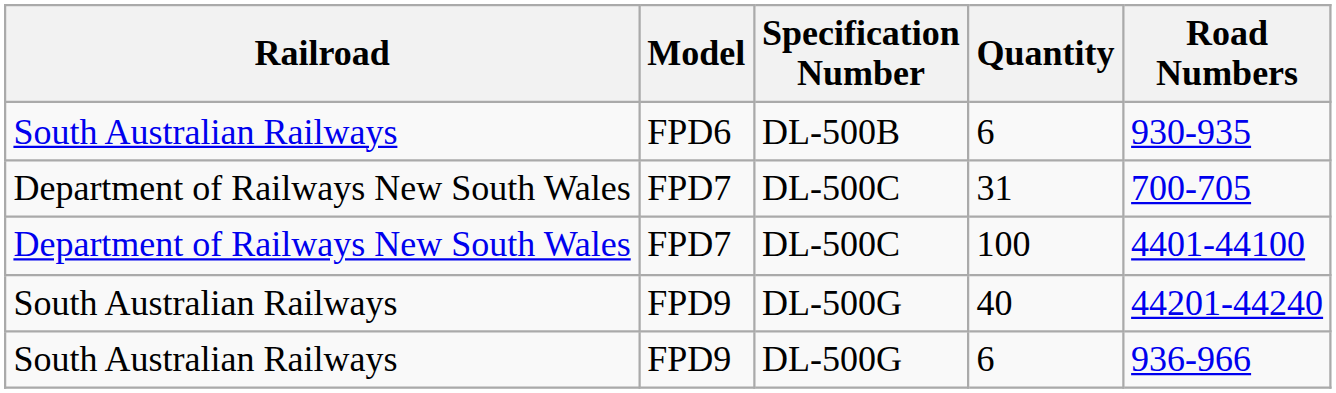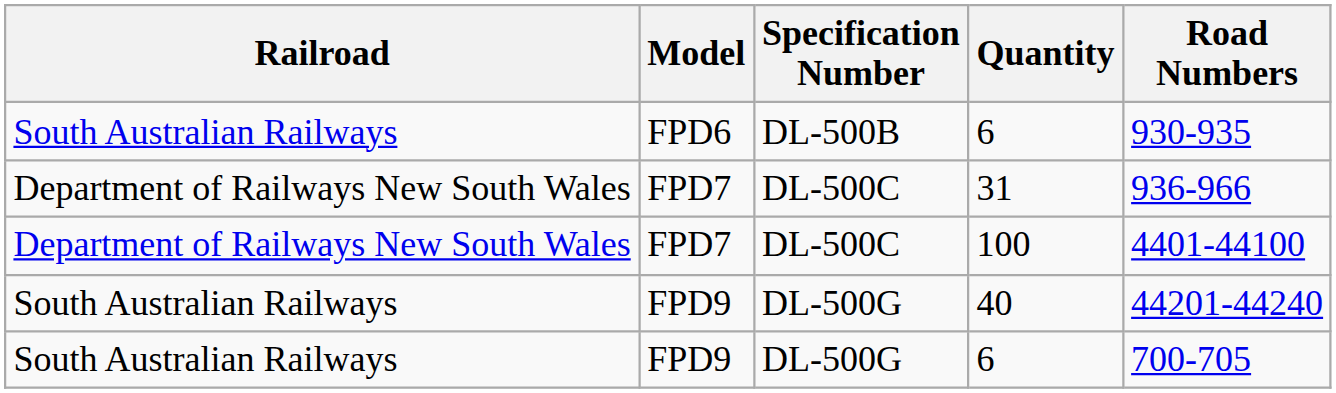(1191, 187) 700-705 -> (1191, 187) 936-966
(1191, 359) 936-966 -> (1191, 359) 700-705
